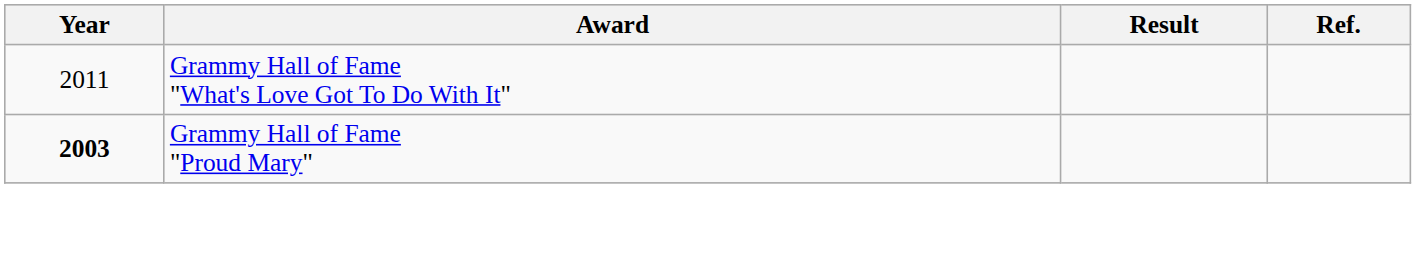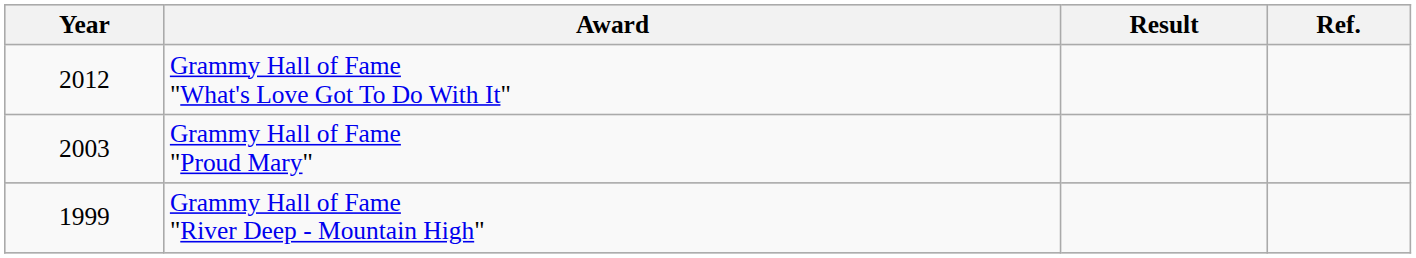(84, 79) 2011 -> (84, 79) 2012
(84, 148) bold -> (84, 148) normal
+ row: (327, 217)
